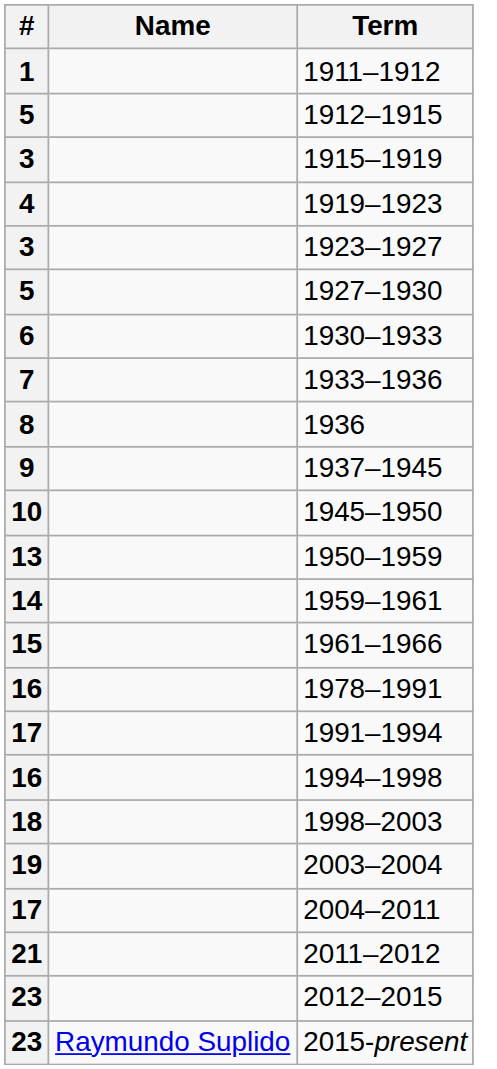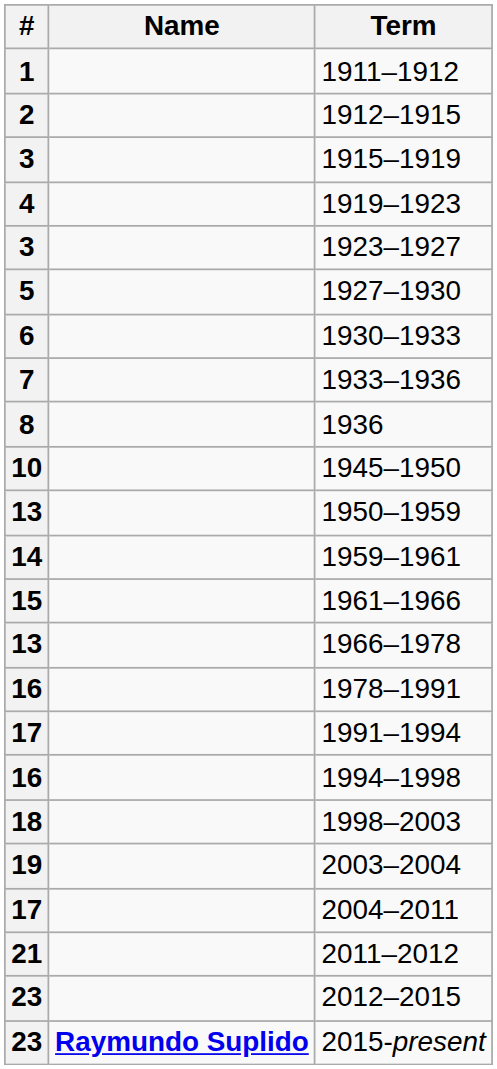(27, 114) 5 -> (27, 114) 2
- row: (373, 468)
+ row: (391, 644)
(173, 1042) normal -> (182, 1042) bold
